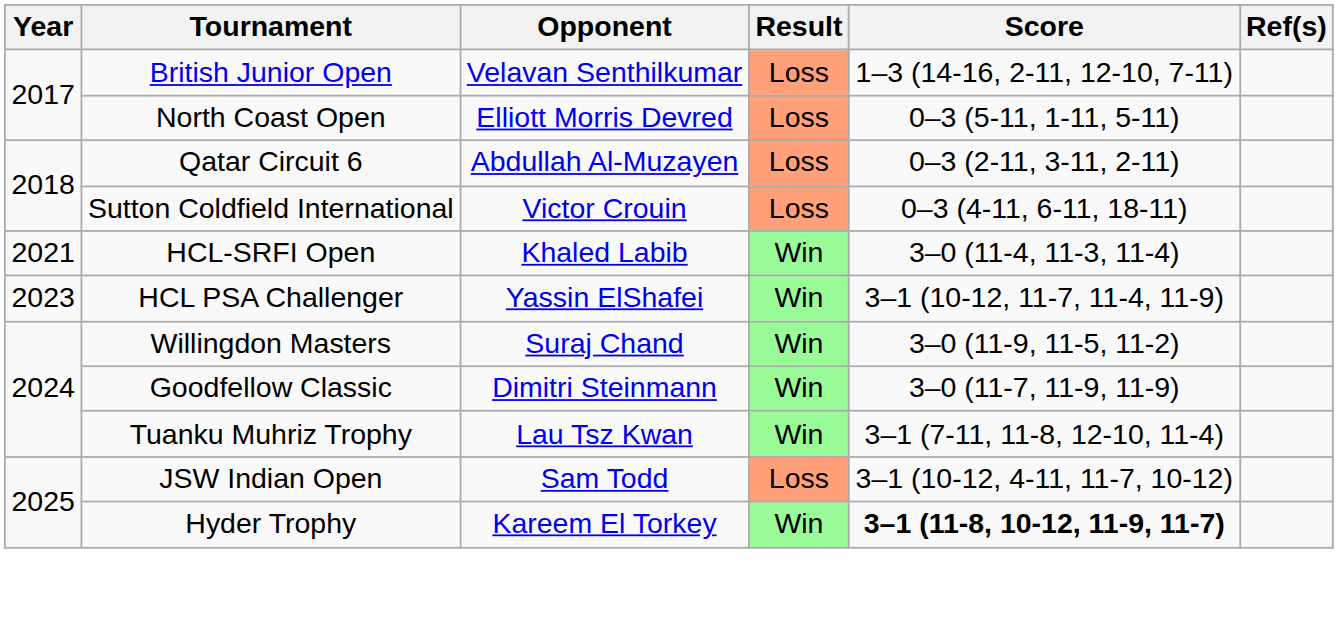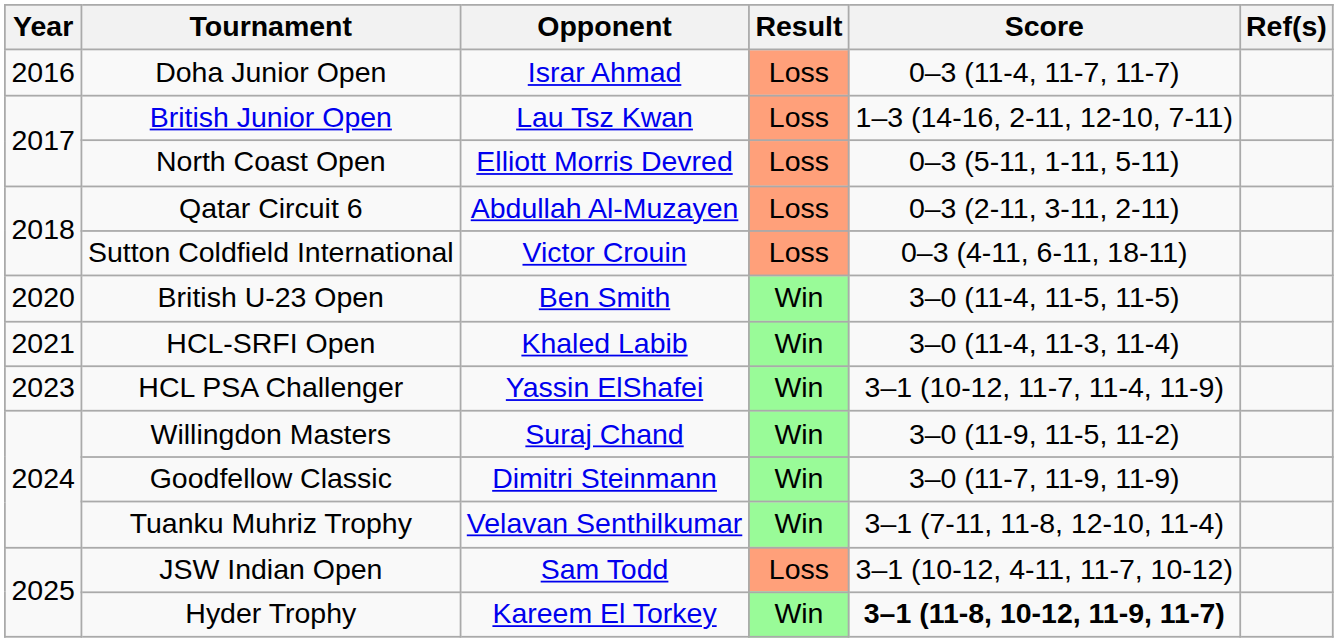+ row: (271, 72)
(605, 72) Velavan Senthilkumar -> (605, 117) Lau Tsz Kwan
+ row: (271, 298)
(605, 433) Lau Tsz Kwan -> (605, 523) Velavan Senthilkumar
